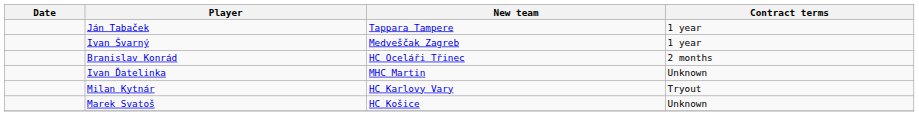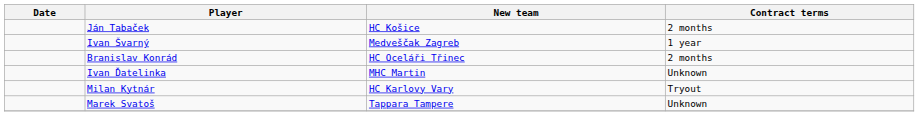(411, 27) Tappara Tampere -> (394, 27) HC Košice
(685, 27) 1 year -> (690, 27) 2 months
(394, 104) HC Košice -> (411, 104) Tappara Tampere
